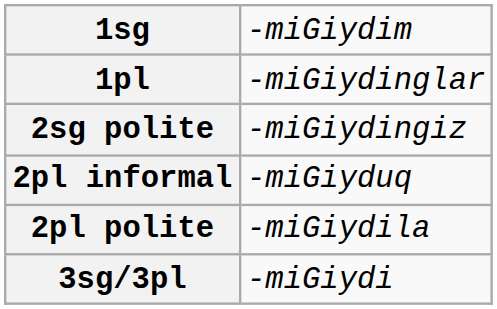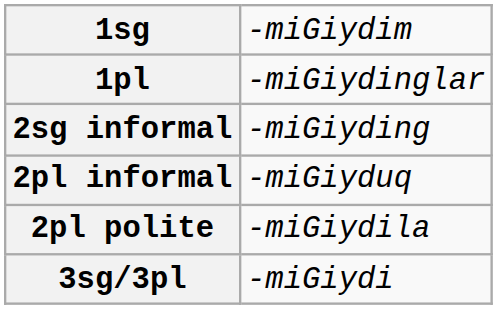+ row: (122, 130)
- row: (122, 130)
